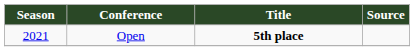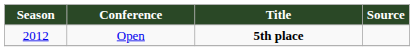(36, 35) 2021 -> (36, 35) 2012
